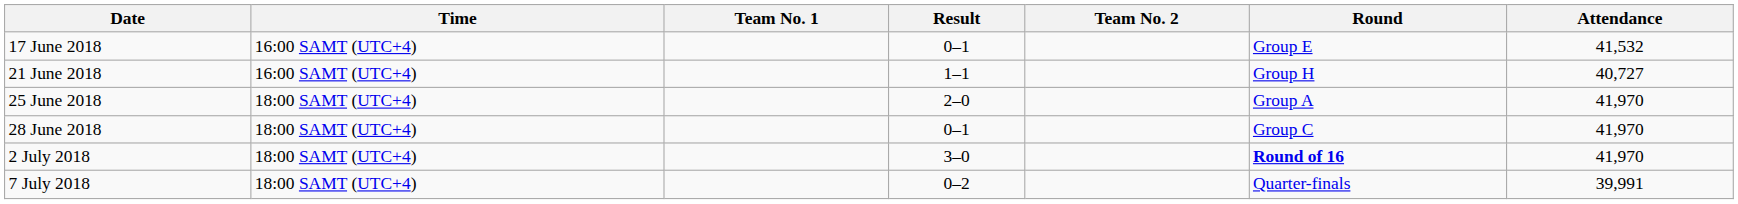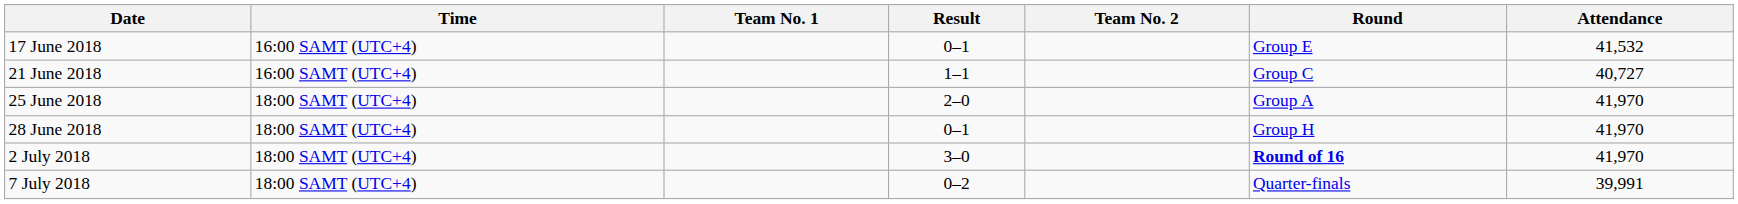(1284, 73) Group H -> (1283, 73) Group C
(1283, 128) Group C -> (1284, 128) Group H
